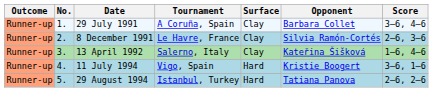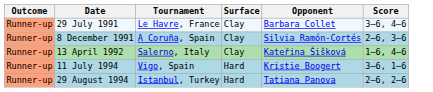- column: (64, 12)
(196, 25) A Coruña, Spain -> (179, 25) Le Havre, France
(198, 39) Le Havre, France -> (176, 39) A Coruña, Spain
